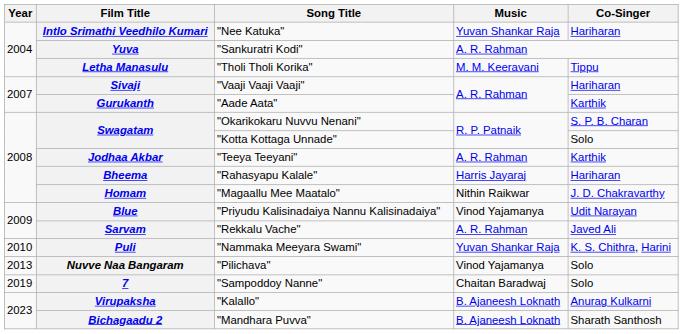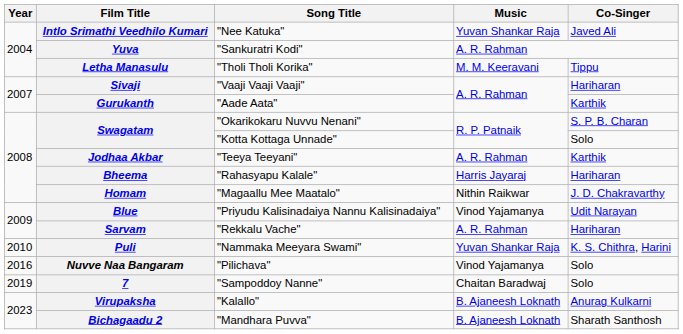(595, 31) Hariharan -> (593, 31) Javed Ali
(593, 229) Javed Ali -> (595, 229) Hariharan
(20, 265) 2013 -> (20, 265) 2016
